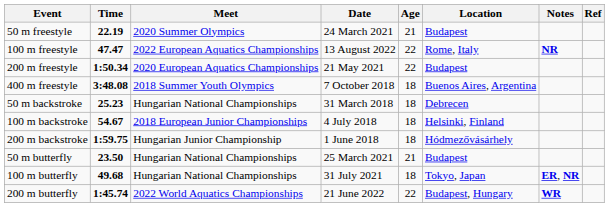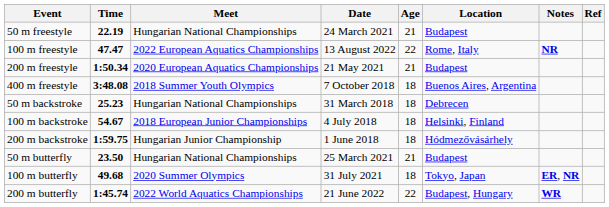(189, 31) 2020 Summer Olympics -> (215, 31) Hungarian National Championships
(410, 67) 22 -> (410, 67) 21
(215, 175) Hungarian National Championships -> (189, 175) 2020 Summer Olympics
